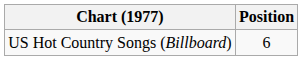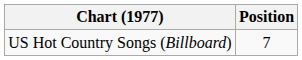(267, 42) 6 -> (267, 42) 7
